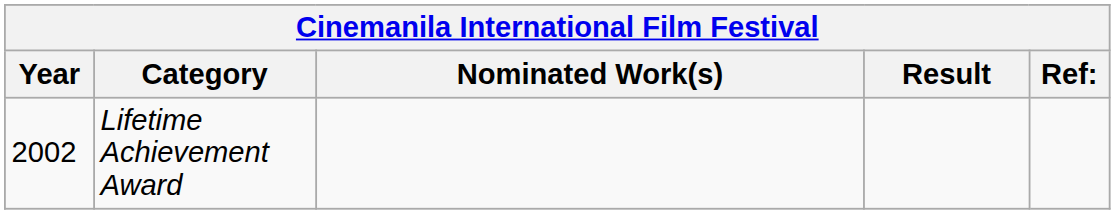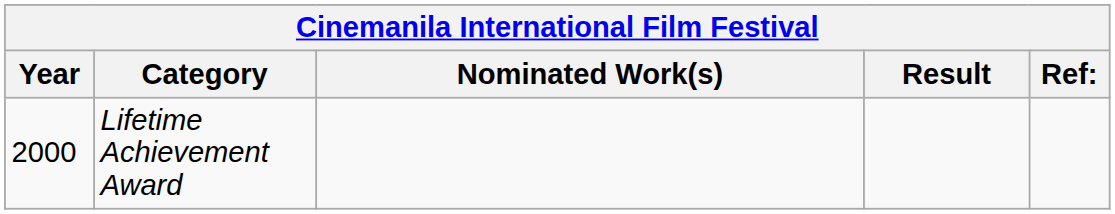(44, 152) 2002 -> (44, 152) 2000
